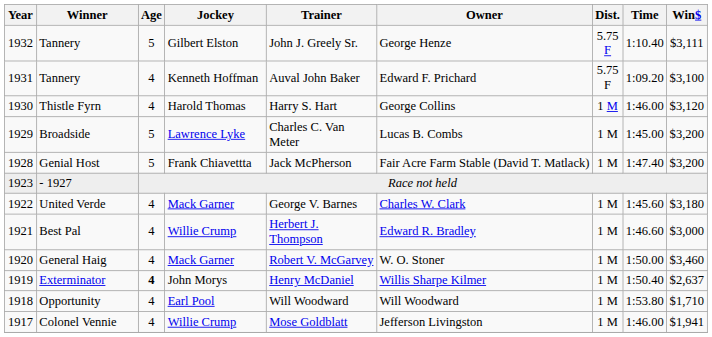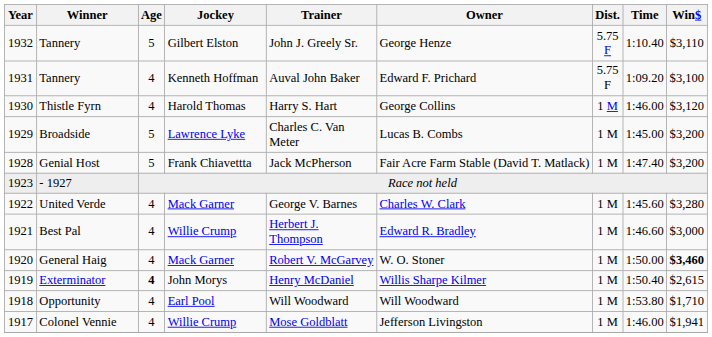(687, 43) $3,111 -> (687, 43) $3,110
(687, 204) $3,180 -> (687, 204) $3,280
(687, 260) normal -> (687, 260) bold
(687, 281) $2,637 -> (687, 281) $2,615
